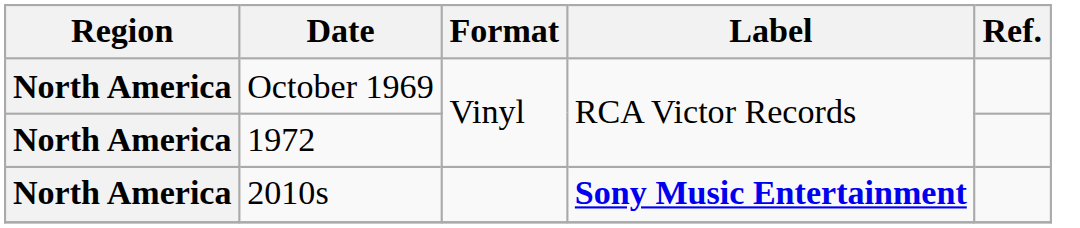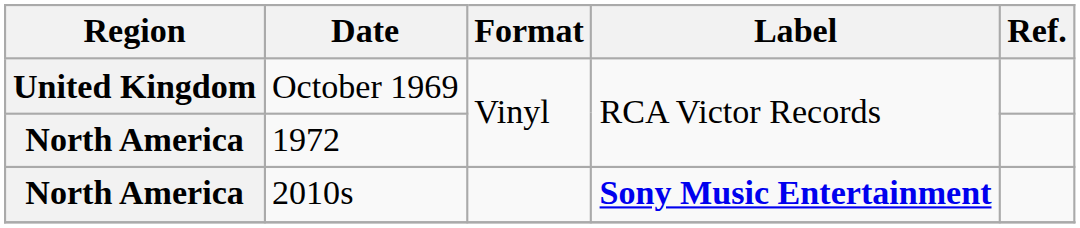(122, 85) North America -> (135, 85) United Kingdom
